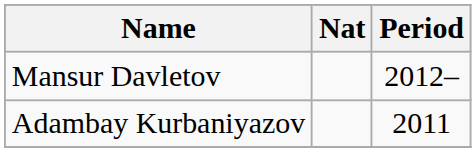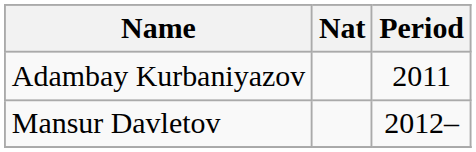rows swapped: (158, 123) <-> (116, 75)
